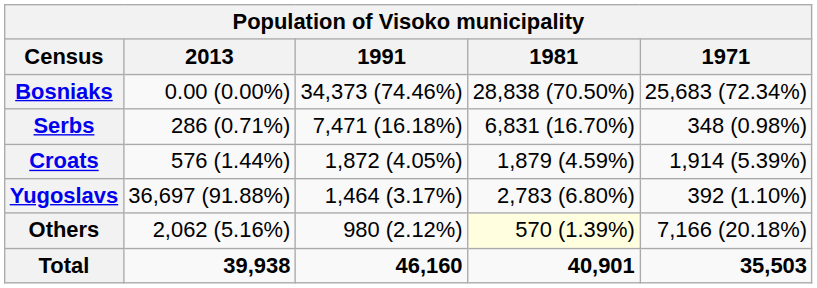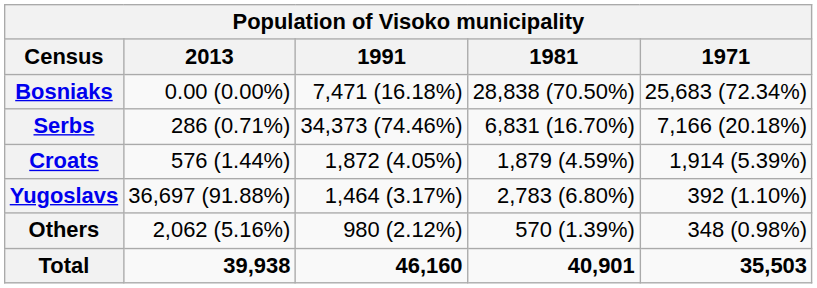(382, 91) 34,373 (74.46%) -> (388, 91) 7,471 (16.18%)
(388, 126) 7,471 (16.18%) -> (382, 126) 34,373 (74.46%)
(747, 126) 348 (0.98%) -> (732, 126) 7,166 (20.18%)
(575, 230) lightyellow background -> (575, 230) no background
(732, 230) 7,166 (20.18%) -> (747, 230) 348 (0.98%)
